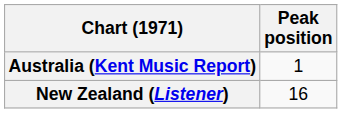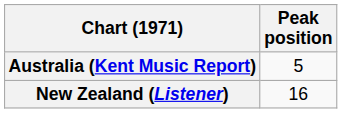(298, 66) 1 -> (298, 66) 5
